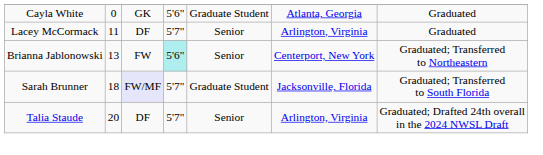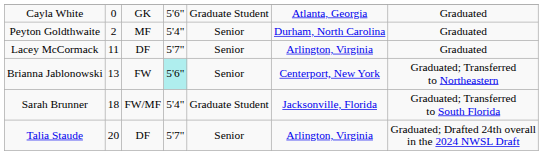+ row: (55, 31)
(143, 86) lavender background -> (143, 104) no background
(175, 86) 5'7" -> (175, 104) 5'4"
